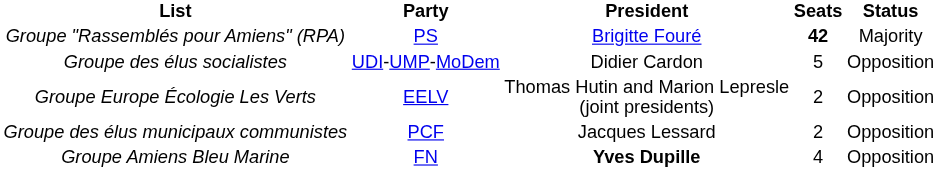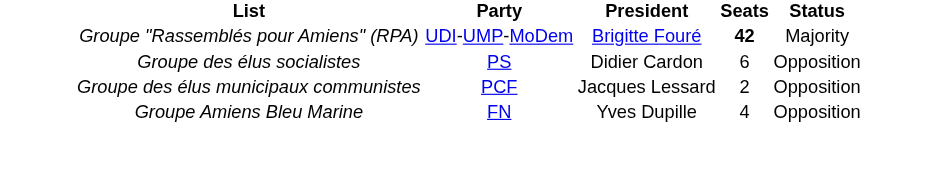(426, 36) PS -> (499, 36) UDI-UMP-MoDem
(426, 61) UDI-UMP-MoDem -> (499, 61) PS
(818, 61) 5 -> (745, 61) 6
- row: (175, 97)
(647, 157) bold -> (647, 111) normal
